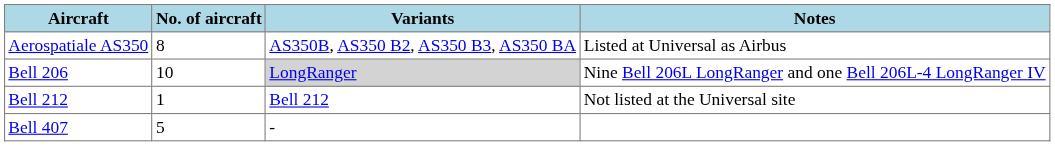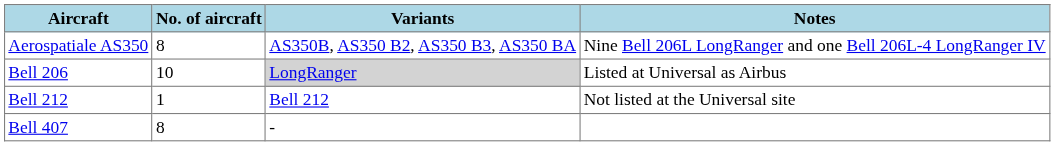(685, 45) Listed at Universal as Airbus -> (815, 45) Nine Bell 206L LongRanger and one Bell 206L-4 LongRanger IV
(815, 72) Nine Bell 206L LongRanger and one Bell 206L-4 LongRanger IV -> (685, 72) Listed at Universal as Airbus
(160, 127) 5 -> (160, 127) 8
